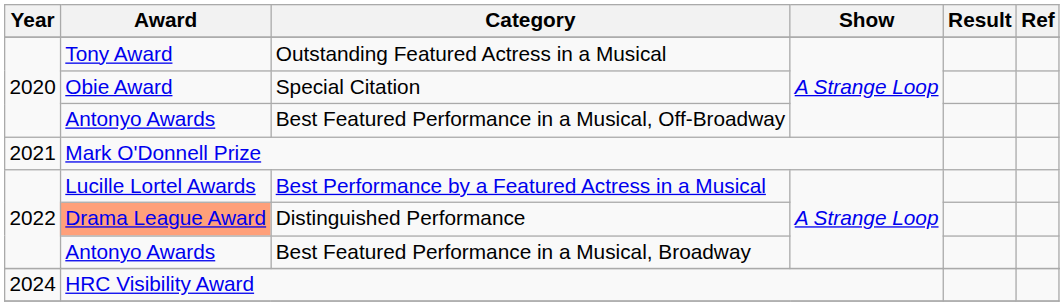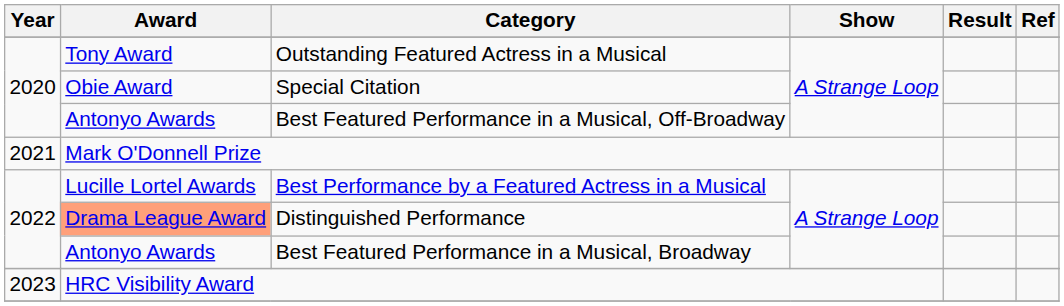(33, 284) 2024 -> (33, 284) 2023
